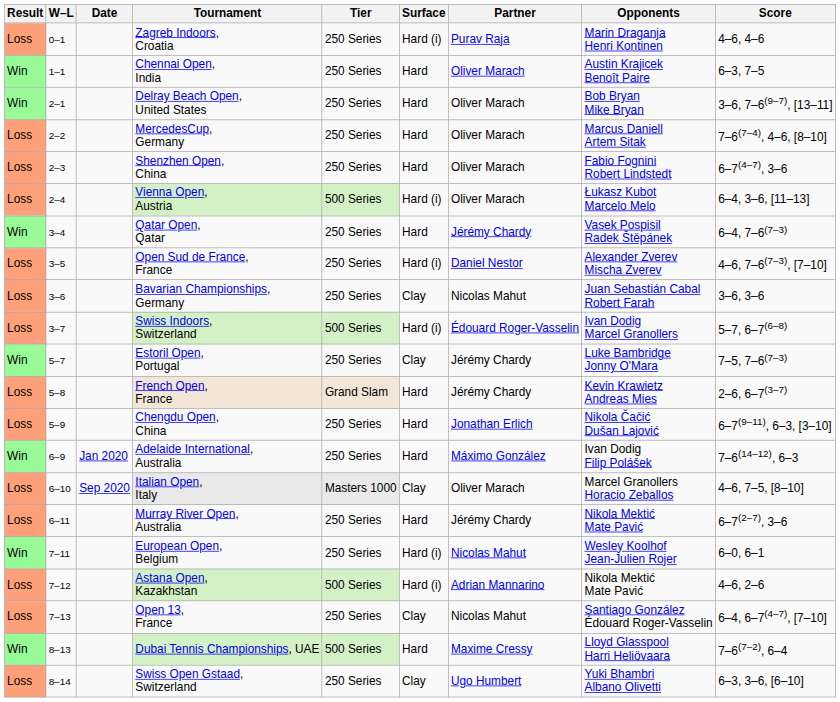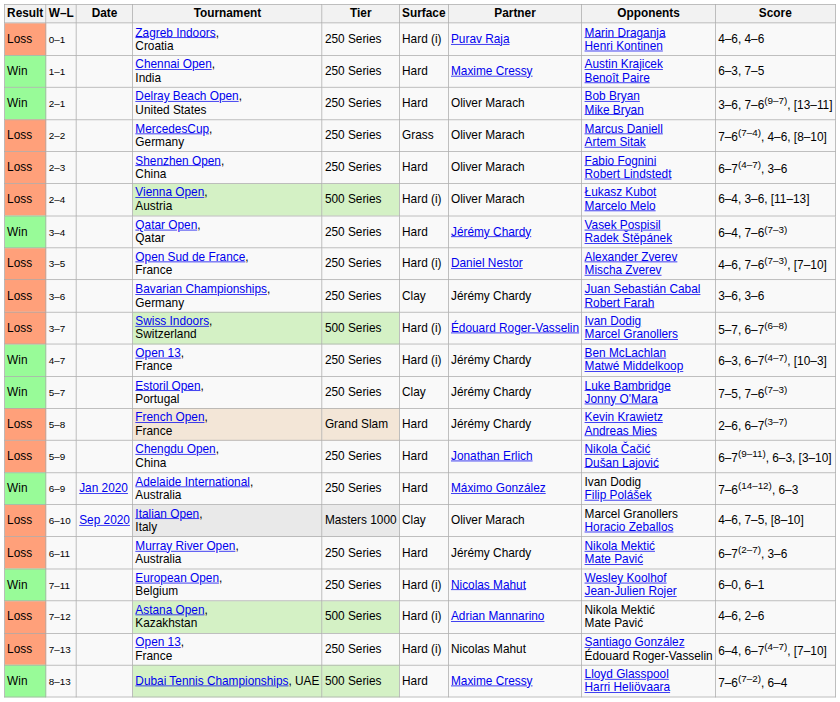(488, 71) Oliver Marach -> (492, 71) Maxime Cressy
(415, 135) Hard -> (418, 135) Grass
(488, 296) Nicolas Mahut -> (491, 296) Jérémy Chardy
+ row: (57, 361)
(414, 617) Clay -> (422, 649) Hard (i)
- row: (60, 682)
